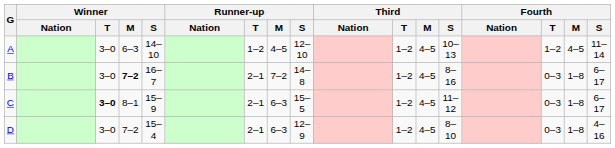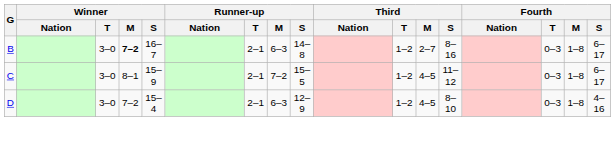- row: (10, 49)
(279, 76) 7–2 -> (279, 49) 6–3
(427, 76) 4–5 -> (427, 49) 2–7
(107, 103) bold -> (107, 76) normal
(279, 103) 6–3 -> (279, 76) 7–2
